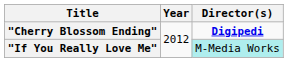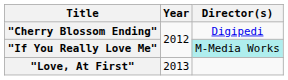(237, 31) bold -> (237, 31) normal
+ row: (83, 66)
